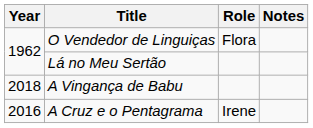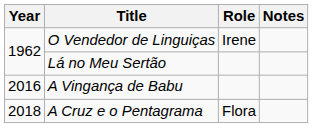(239, 39) Flora -> (239, 39) Irene
(24, 87) 2018 -> (24, 87) 2016
(24, 110) 2016 -> (24, 110) 2018
(239, 110) Irene -> (239, 110) Flora
